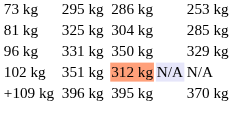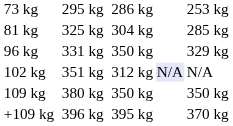(132, 72) lightsalmon background -> (132, 72) no background
+ row: (25, 93)
